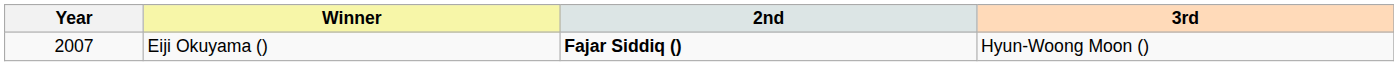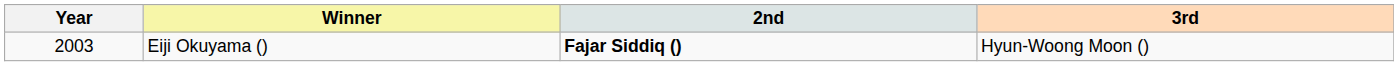(74, 46) 2007 -> (74, 46) 2003
